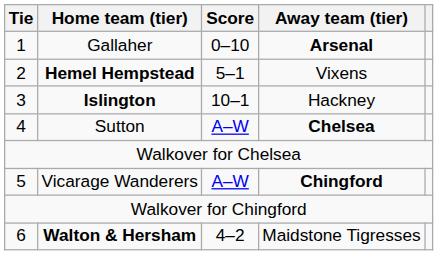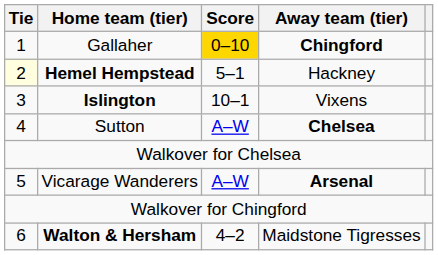(230, 45) no background -> (230, 45) gold background
(341, 45) Arsenal -> (341, 45) Chingford
(21, 72) no background -> (21, 72) lightyellow background
(341, 72) Vixens -> (341, 72) Hackney
(341, 100) Hackney -> (341, 100) Vixens
(341, 181) Chingford -> (341, 181) Arsenal
